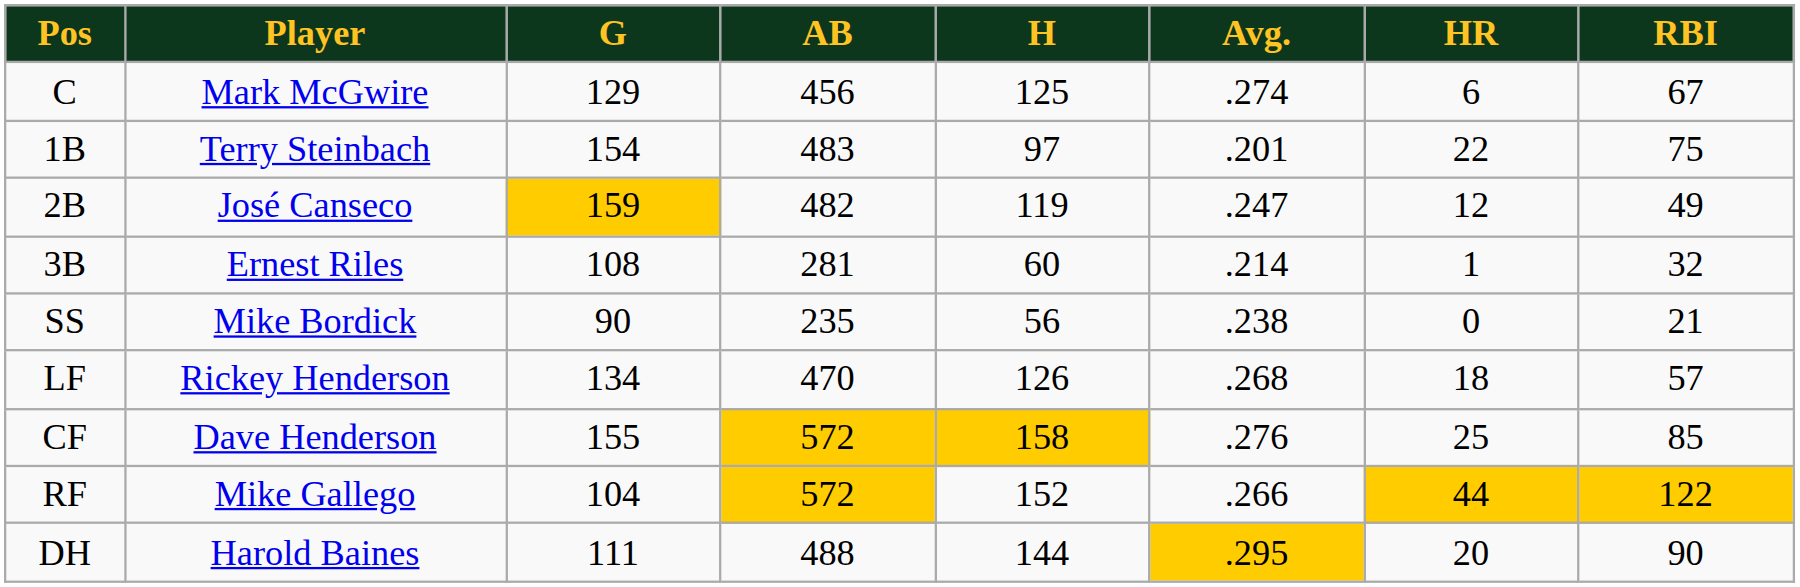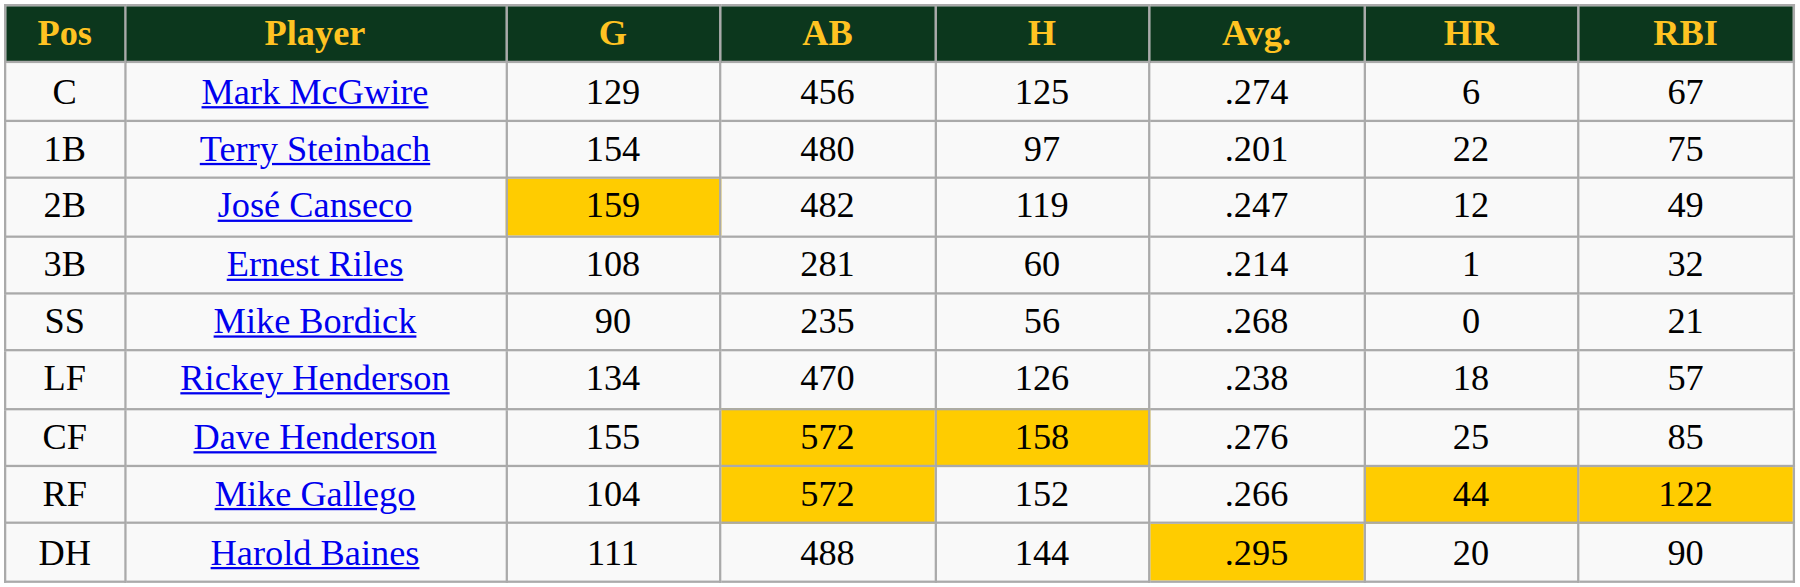(827, 148) 483 -> (827, 148) 480
(1257, 321) .238 -> (1257, 321) .268
(1257, 378) .268 -> (1257, 378) .238
